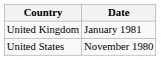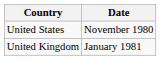rows swapped: (36, 47) <-> (43, 30)
